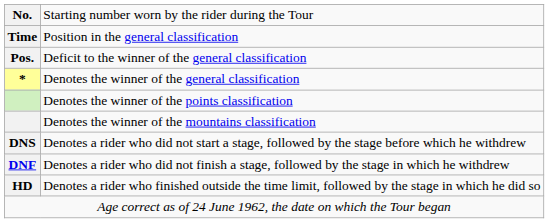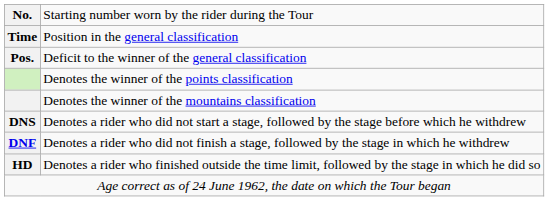- row: (171, 79)
